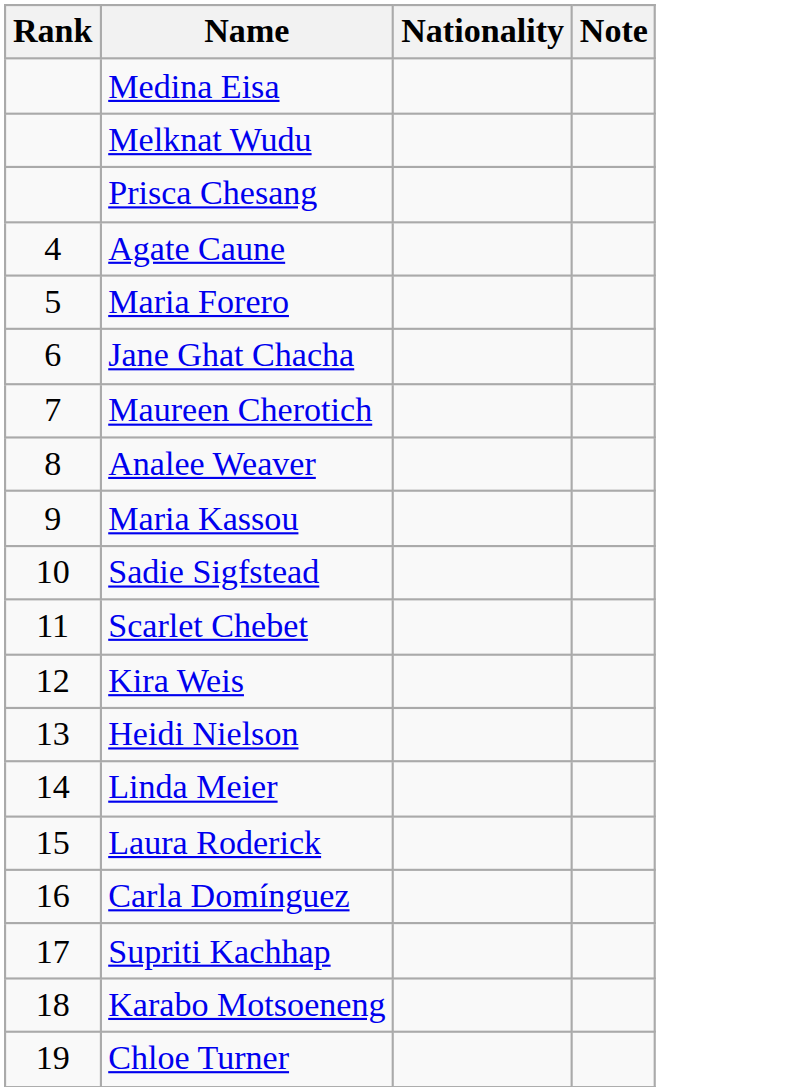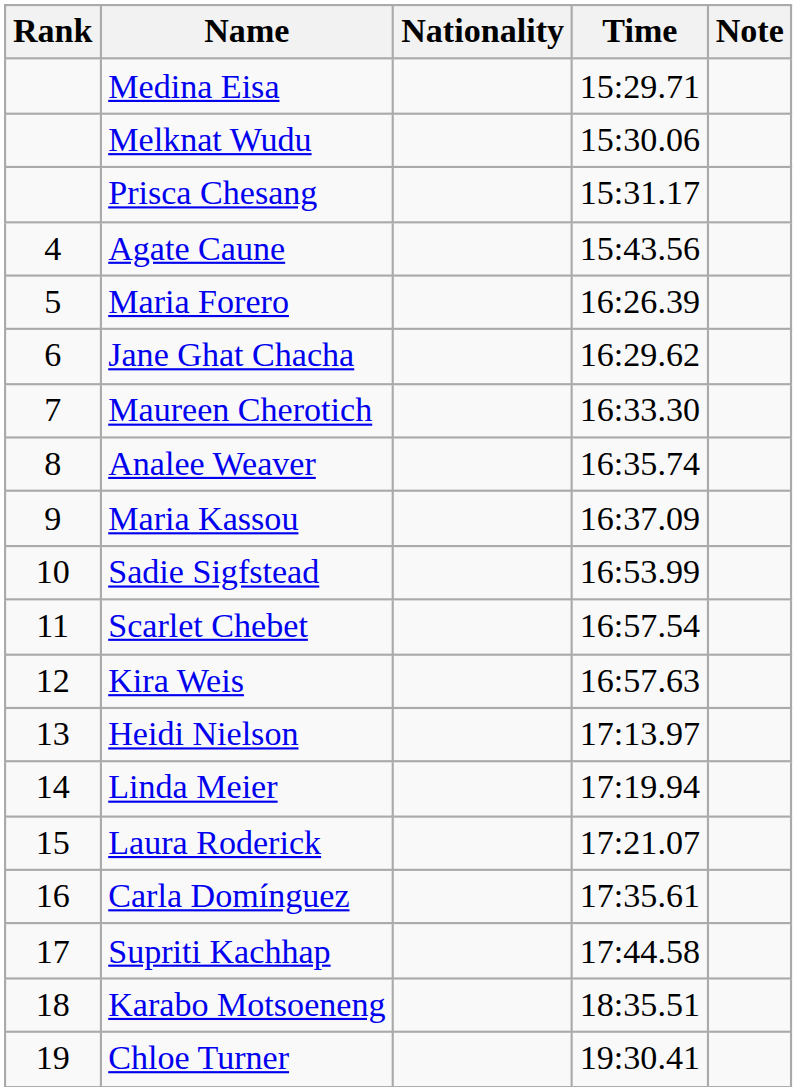+ column: (640, 31)
